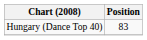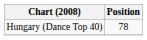(123, 27) 83 -> (123, 27) 78
